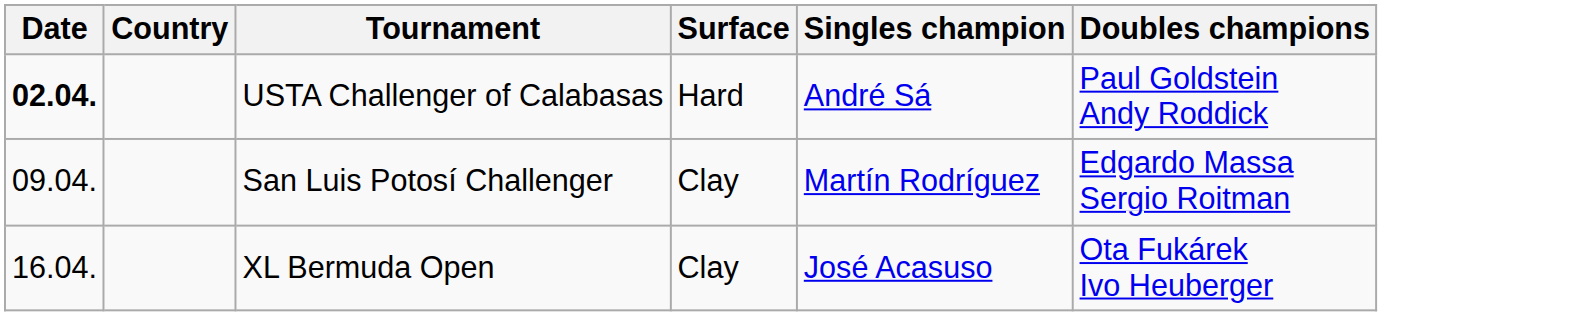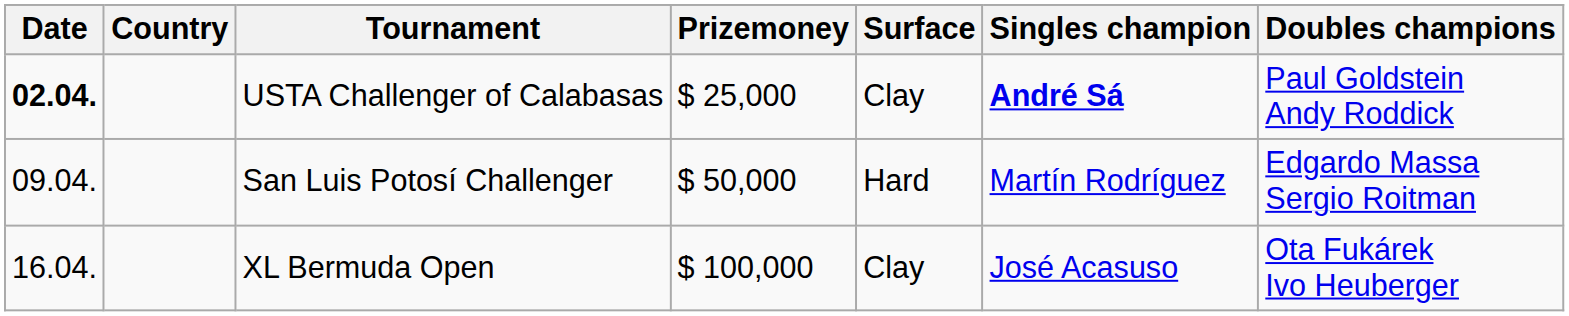+ column: (763, 28)
(711, 96) Hard -> (894, 96) Clay
(868, 96) normal -> (1057, 96) bold
(708, 181) Clay -> (896, 181) Hard
